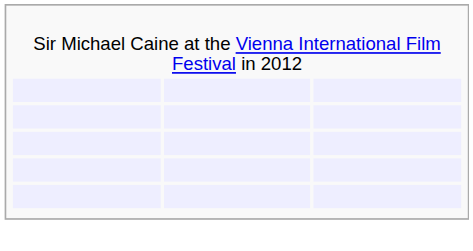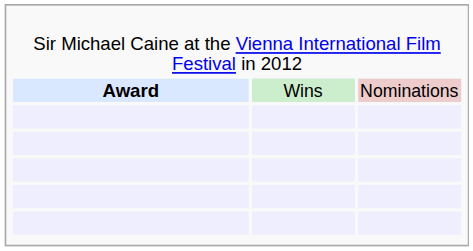+ row: (131, 91)
